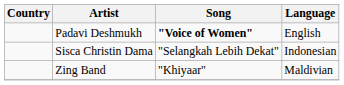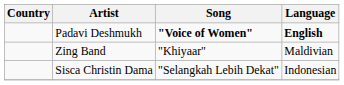(302, 32) normal -> (303, 32) bold
rows swapped: (104, 51) <-> (80, 70)
